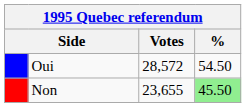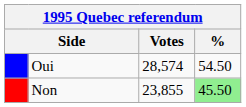(163, 66) 28,572 -> (163, 66) 28,574
(163, 90) 23,655 -> (163, 90) 23,855
